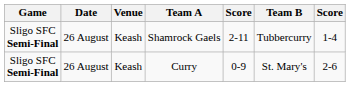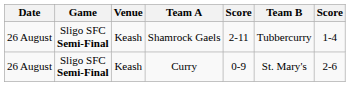columns swapped: (33, 13) <-> (86, 13)
